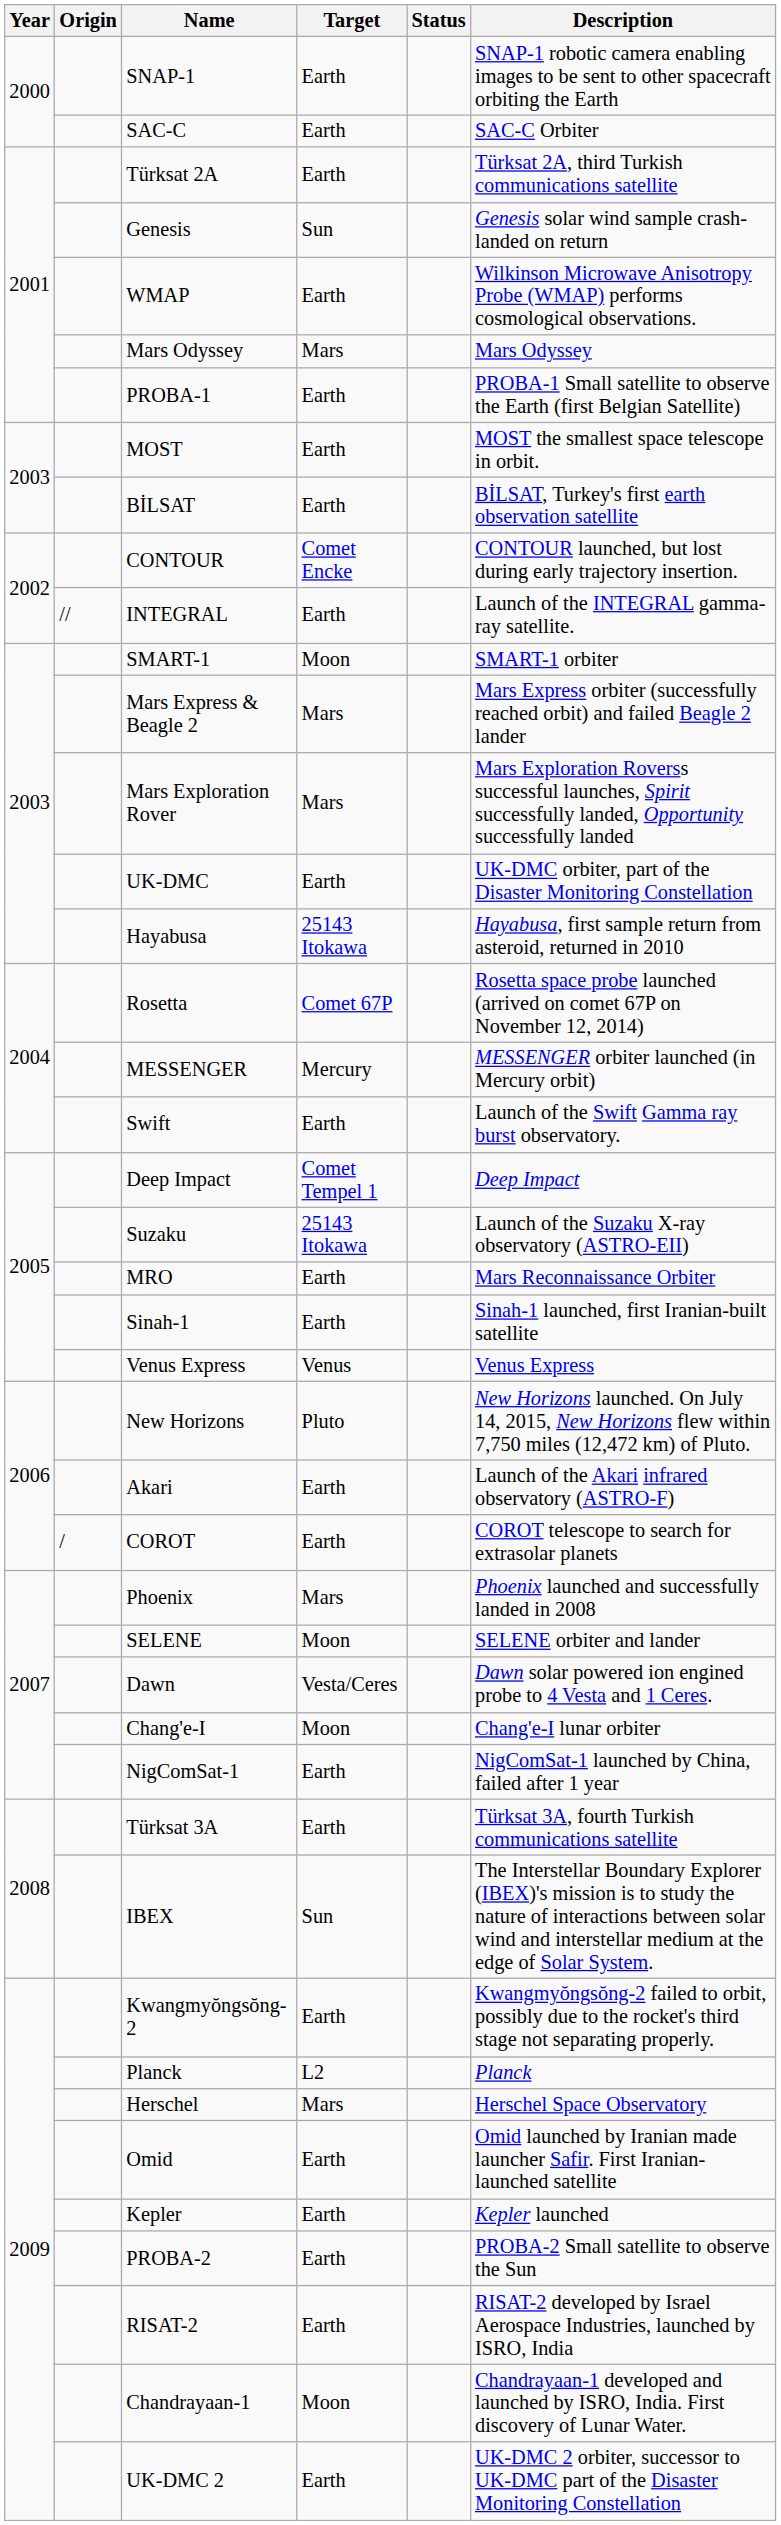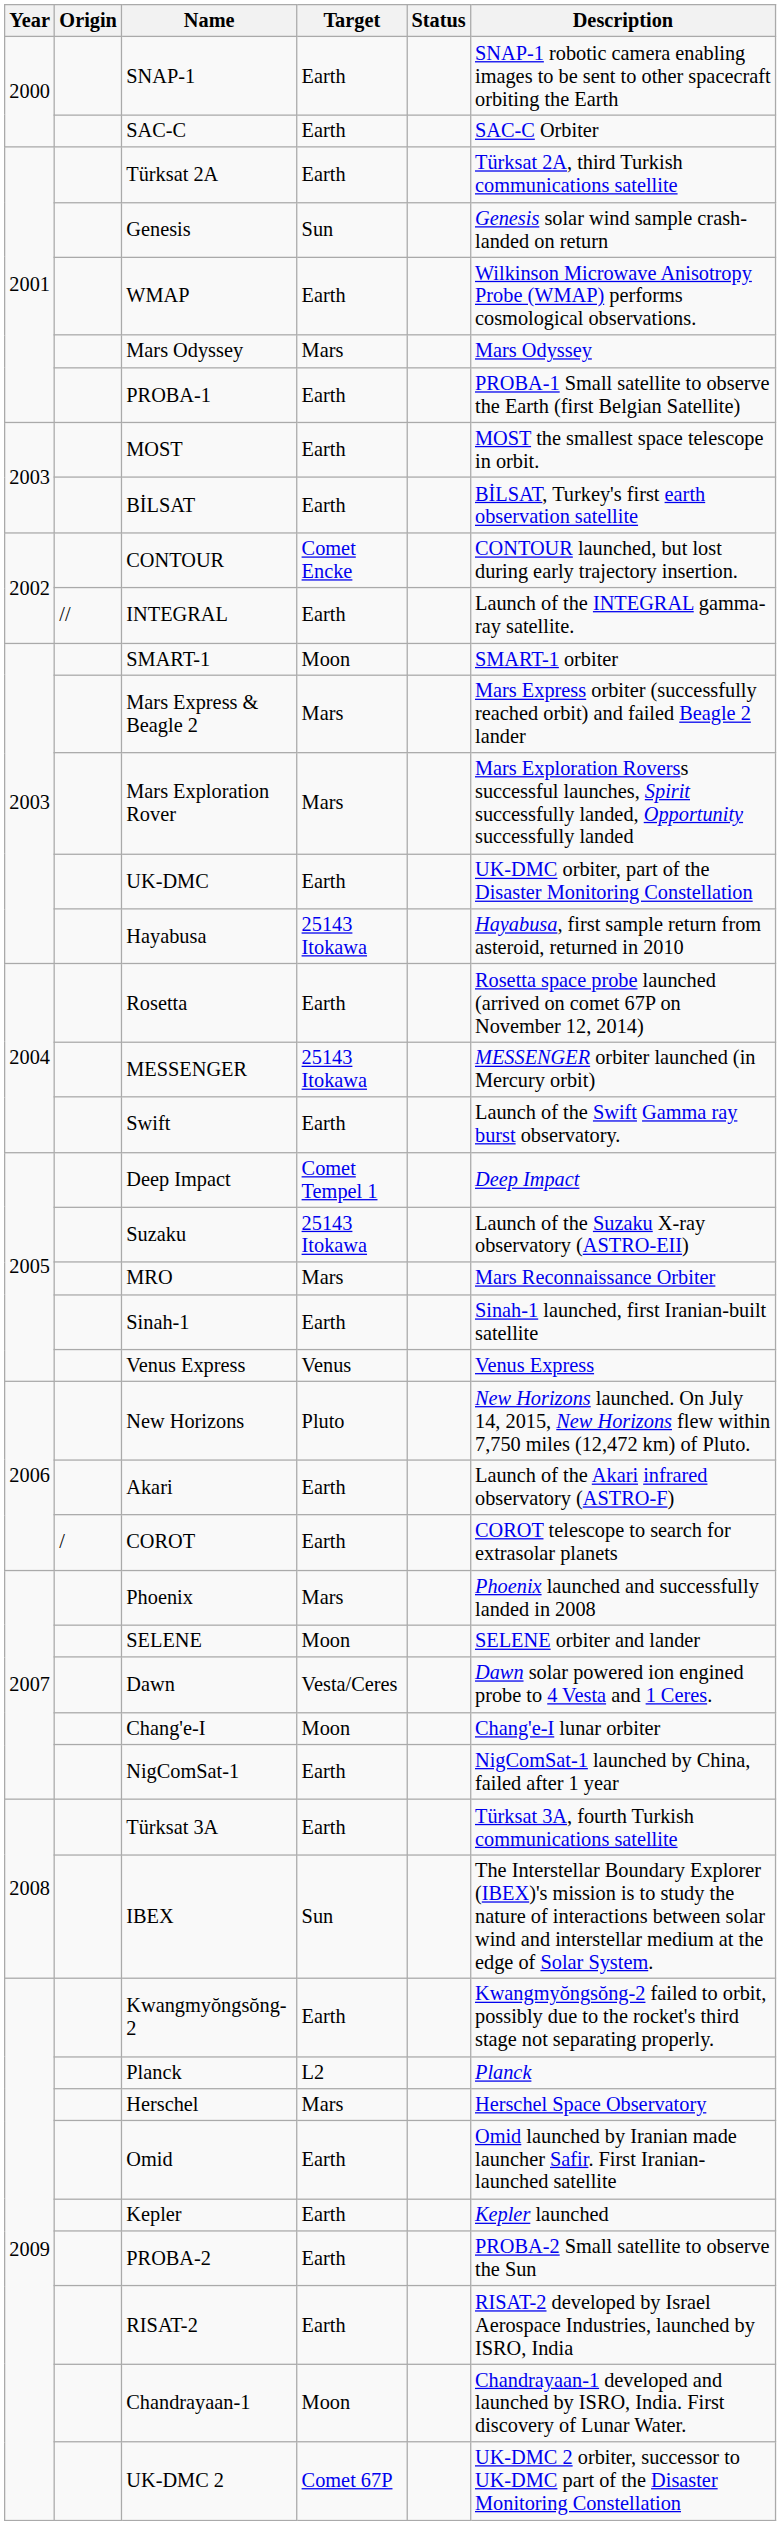(347, 1002) Comet 67P -> (324, 1002) Earth
(337, 1069) Mercury -> (334, 1069) 25143 Itokawa
(324, 1278) Earth -> (322, 1278) Mars
(324, 2480) Earth -> (347, 2480) Comet 67P
